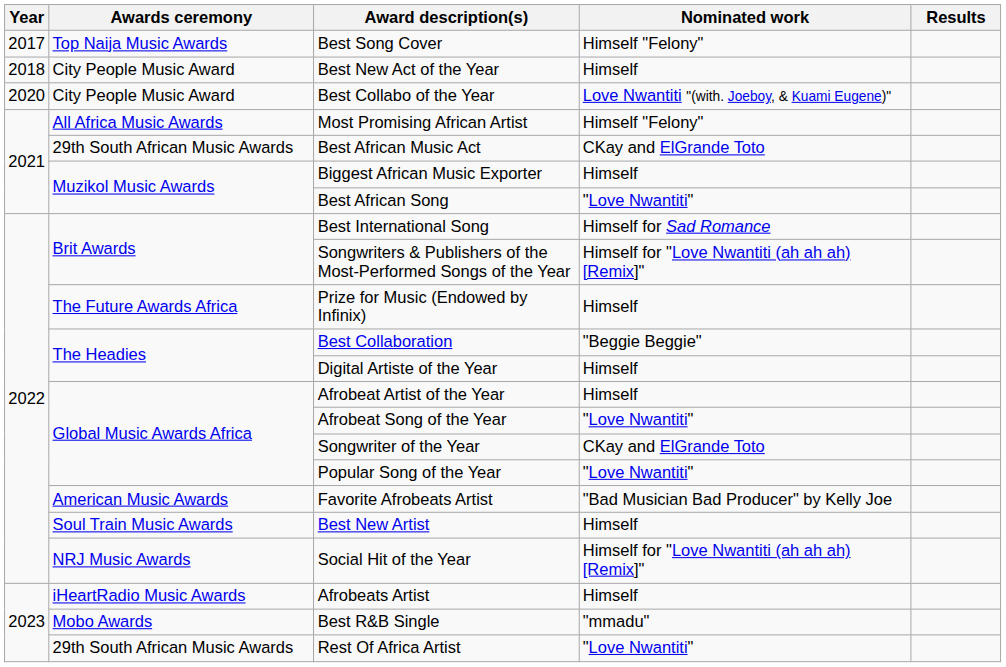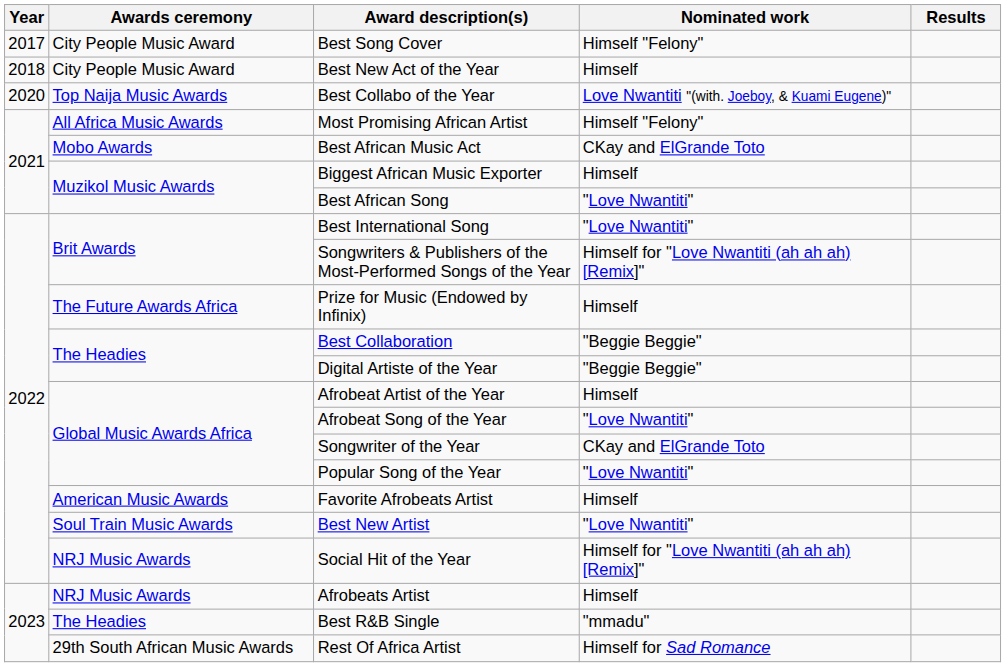(140, 43) Top Naija Music Awards -> (144, 43) City People Music Award
(144, 95) City People Music Award -> (140, 95) Top Naija Music Awards
(173, 148) 29th South African Music Awards -> (102, 148) Mobo Awards
(677, 226) Himself for Sad Romance -> (638, 226) "Love Nwantiti"
(610, 368) Himself -> (642, 368) "Beggie Beggie"
(737, 498) "Bad Musician Bad Producer" by Kelly Joe -> (610, 498) Himself
(610, 525) Himself -> (638, 525) "Love Nwantiti"
(149, 595) iHeartRadio Music Awards -> (122, 595) NRJ Music Awards
(102, 622) Mobo Awards -> (99, 622) The Headies
(638, 648) "Love Nwantiti" -> (677, 648) Himself for Sad Romance
